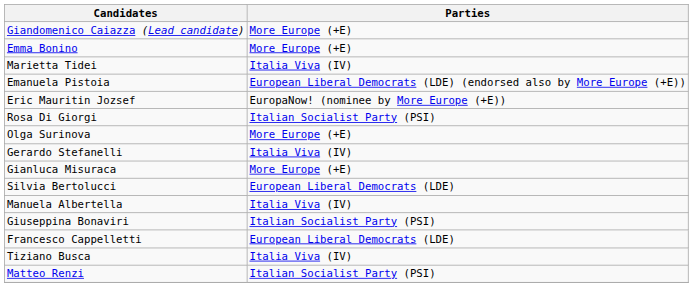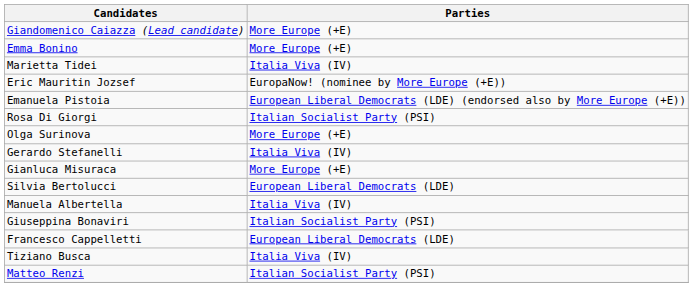rows swapped: (71, 100) <-> (58, 83)
